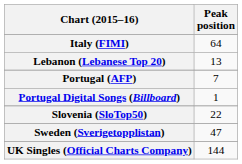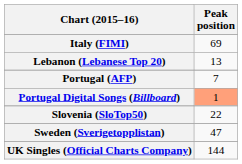(216, 43) 64 -> (216, 43) 69
(216, 97) no background -> (216, 97) lightsalmon background
